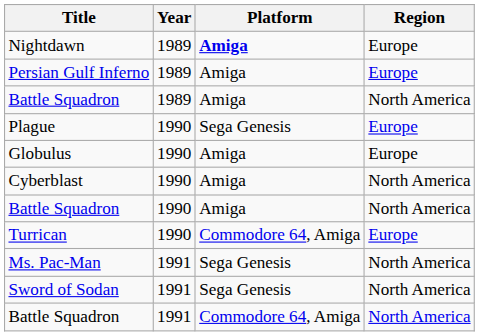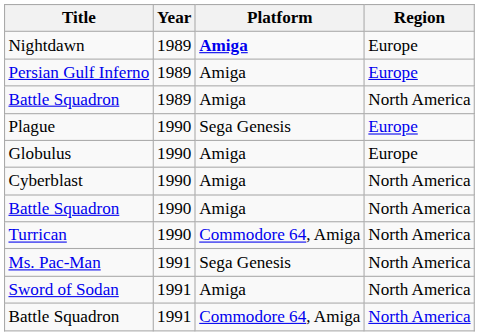(393, 235) Europe -> (419, 235) North America
(245, 289) Sega Genesis -> (223, 289) Amiga
